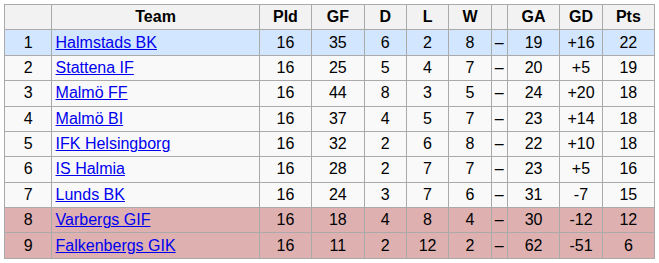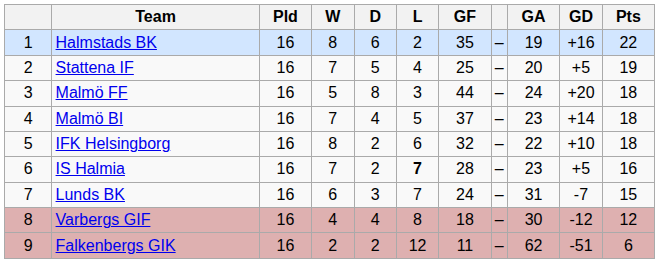columns swapped: (470, 17) <-> (338, 17)
(428, 169) normal -> (418, 169) bold
